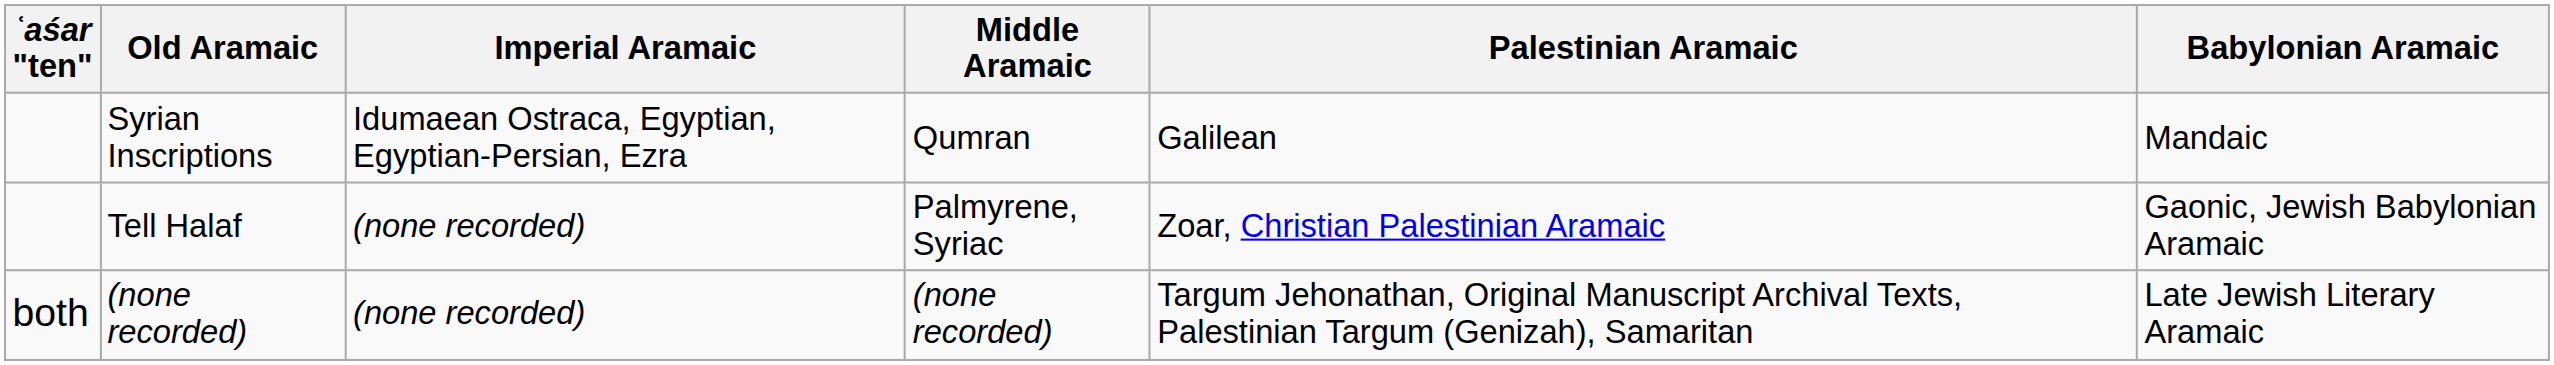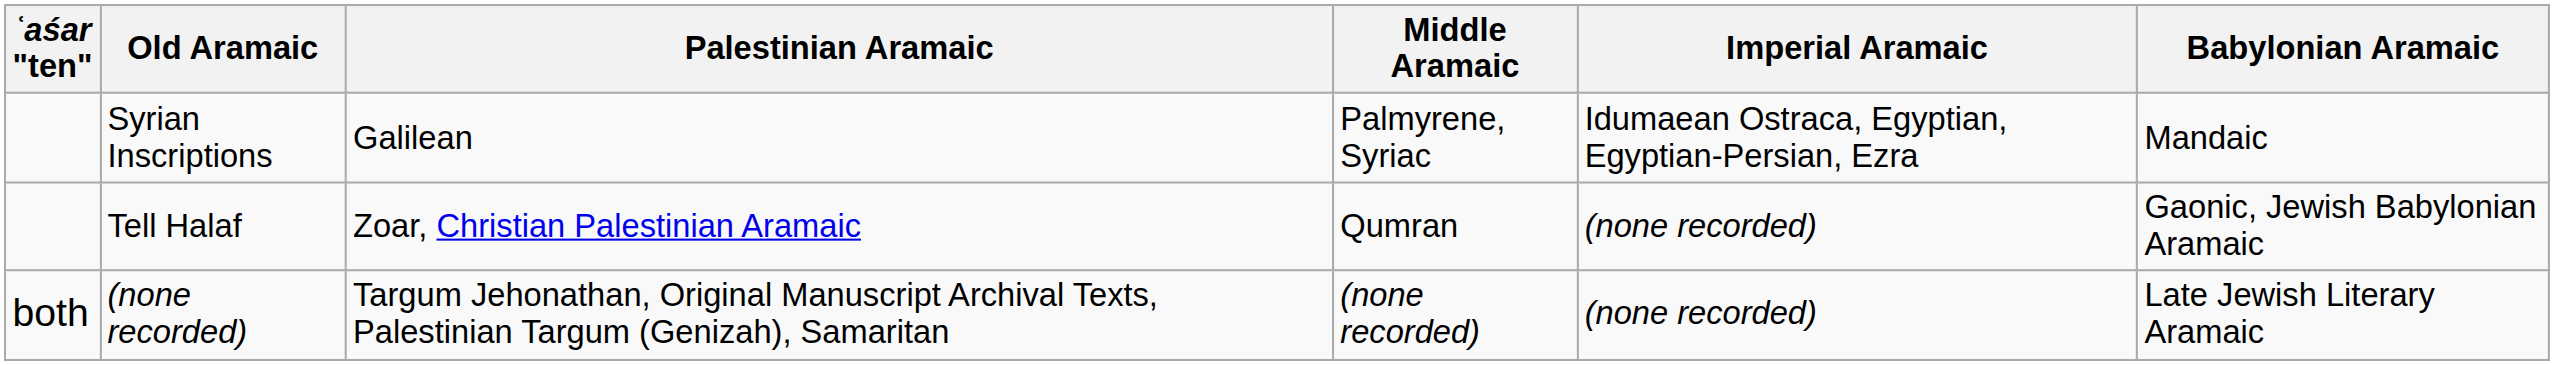columns swapped: (625, 48) <-> (1643, 48)
(972, 137) Qumran -> (1423, 137) Palmyrene, Syriac
(995, 225) Palmyrene, Syriac -> (1399, 225) Qumran
